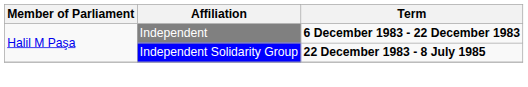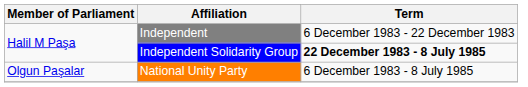(412, 33) bold -> (409, 33) normal
+ row: (194, 71)
